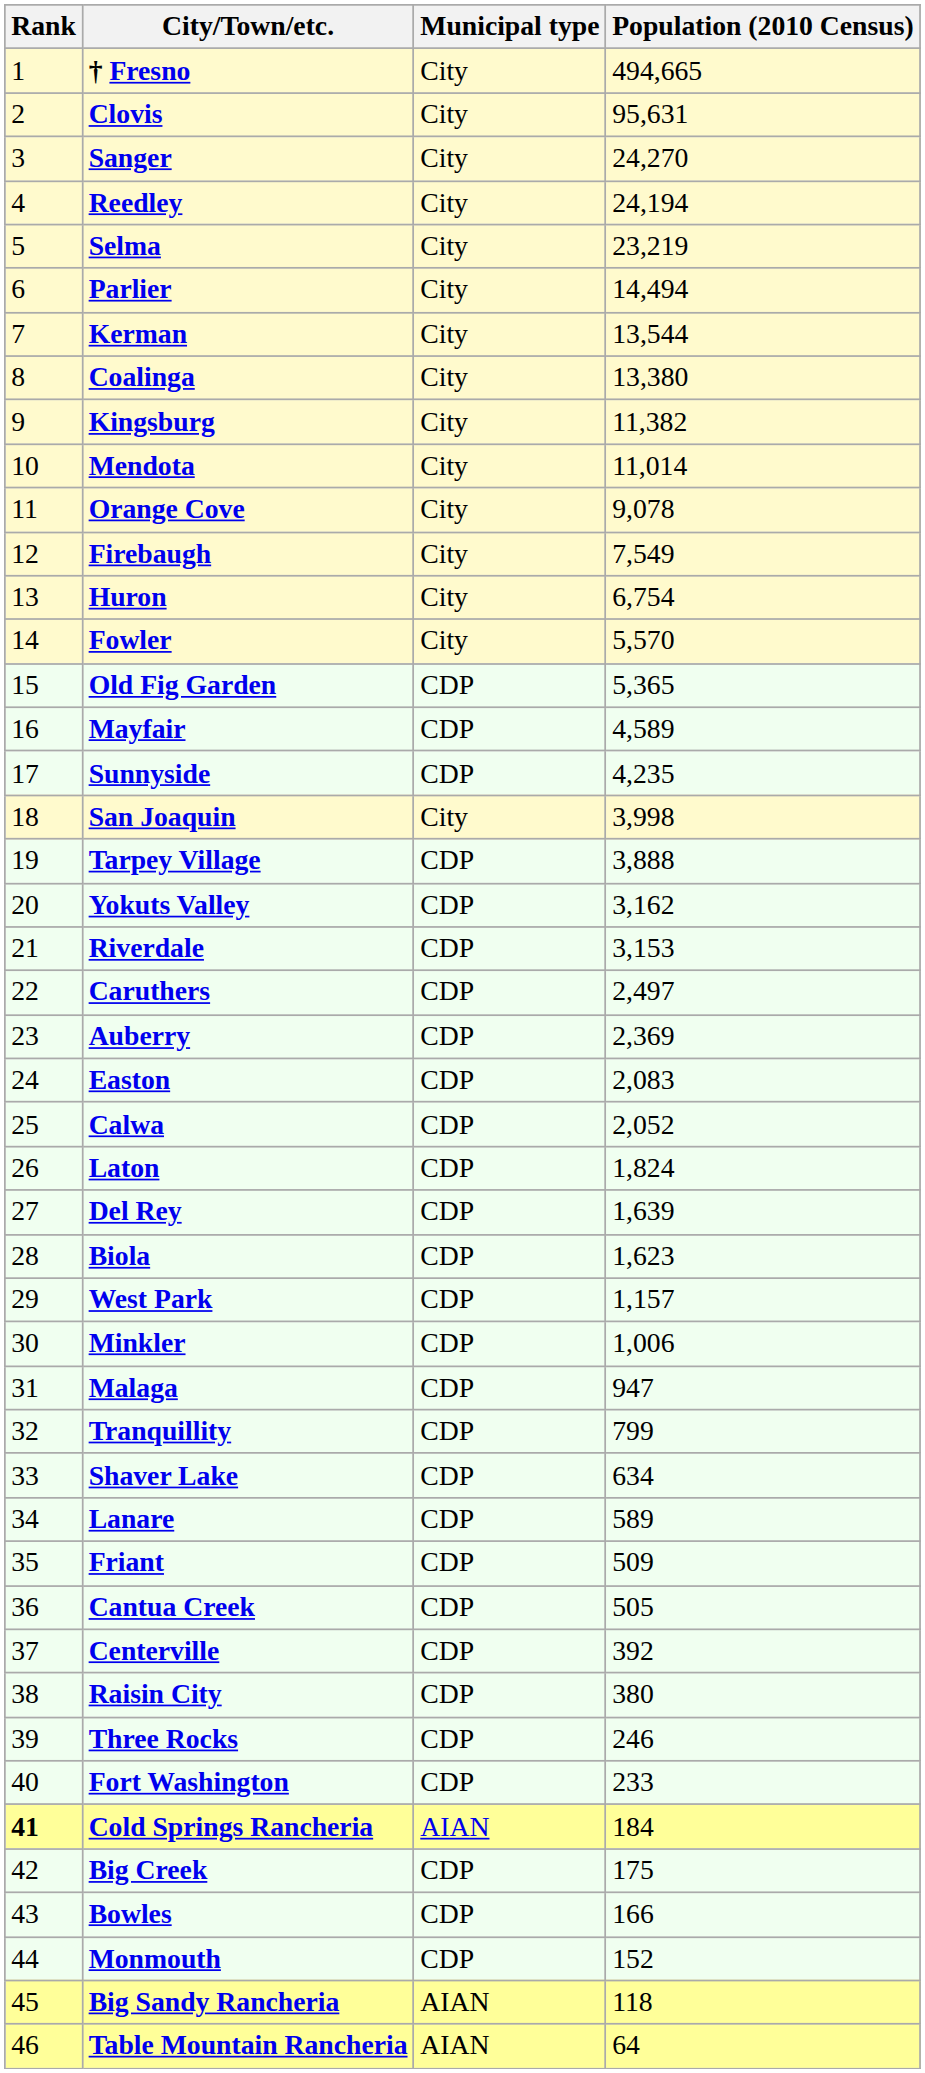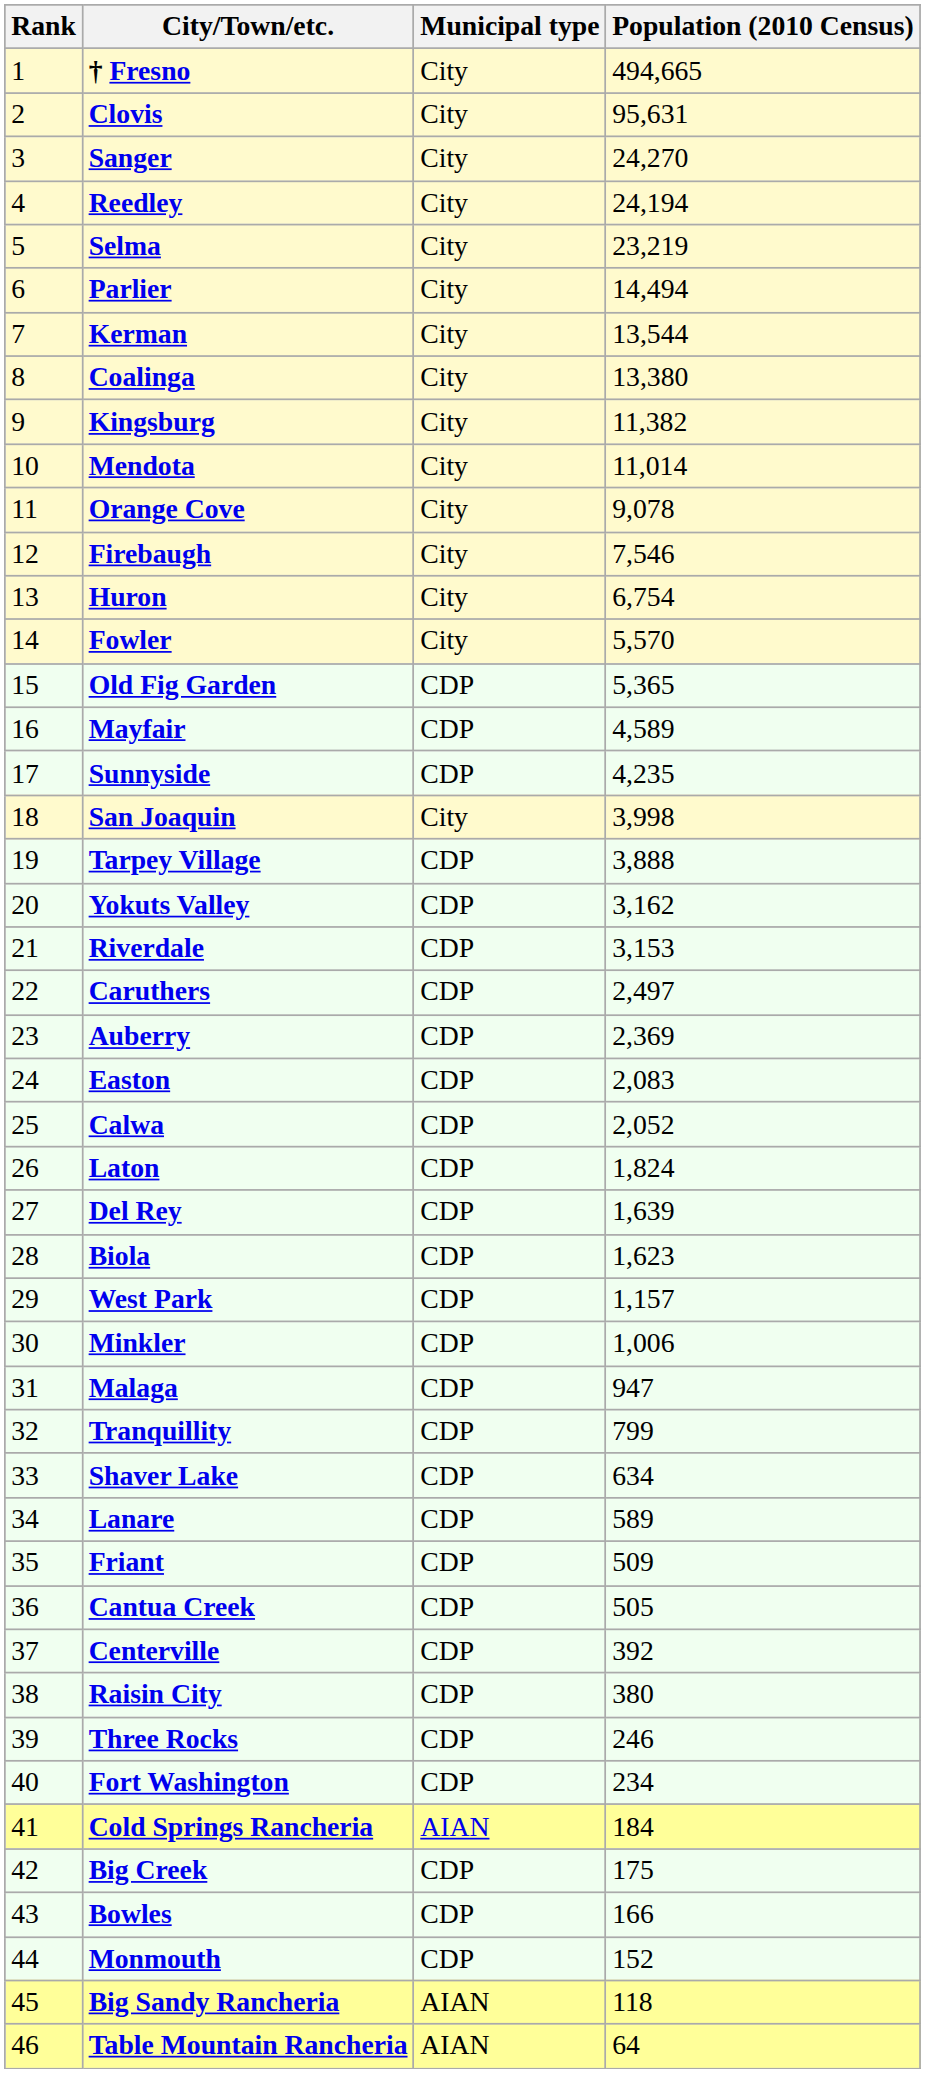(643, 553) 7,549 -> (643, 553) 7,546
(633, 1782) 233 -> (633, 1782) 234
(25, 1826) bold -> (25, 1826) normal
